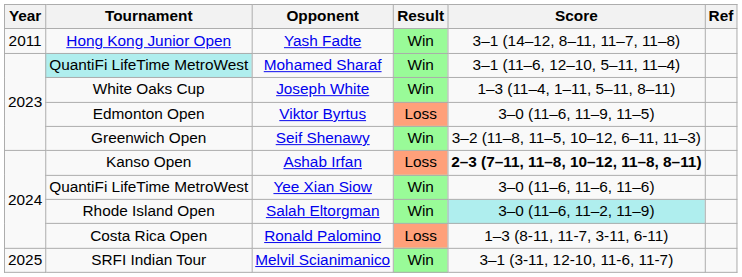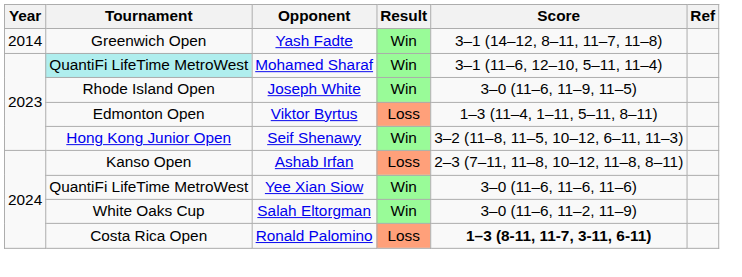(25, 41) 2011 -> (25, 41) 2014
(149, 41) Hong Kong Junior Open -> (149, 41) Greenwich Open
(149, 89) White Oaks Cup -> (149, 89) Rhode Island Open
(576, 89) 1–3 (11–4, 1–11, 5–11, 8–11) -> (559, 89) 3–0 (11–6, 11–9, 11–5)
(576, 114) 3–0 (11–6, 11–9, 11–5) -> (559, 114) 1–3 (11–4, 1–11, 5–11, 8–11)
(149, 138) Greenwich Open -> (149, 138) Hong Kong Junior Open
(576, 162) bold -> (559, 162) normal
(149, 211) Rhode Island Open -> (149, 211) White Oaks Cup
(576, 211) paleturquoise background -> (559, 211) no background
(576, 235) normal -> (559, 235) bold
- row: (323, 260)
